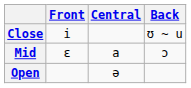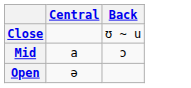- column: (67, 14)
